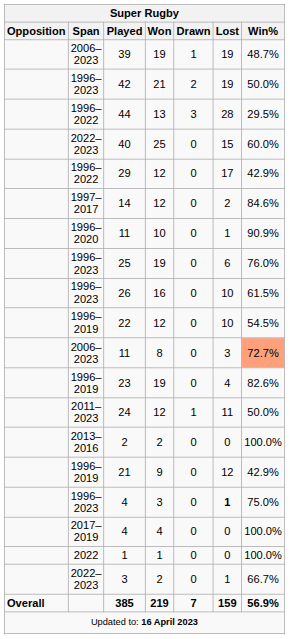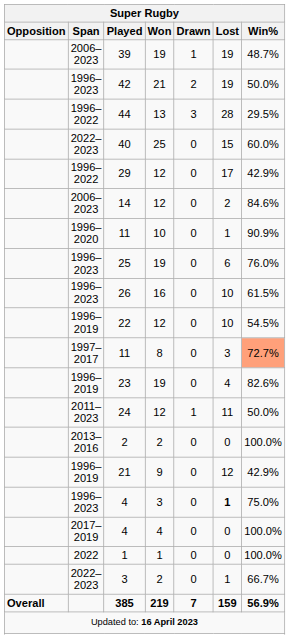(86, 204) 1997–2017 -> (86, 204) 2006–2023
(86, 353) 2006–2023 -> (86, 353) 1997–2017
